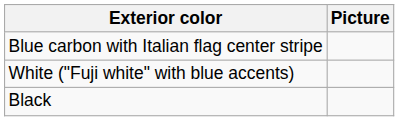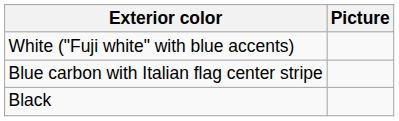rows swapped: (151, 73) <-> (166, 45)
